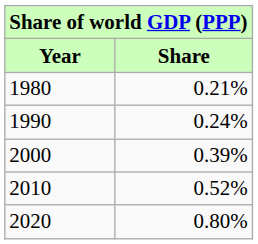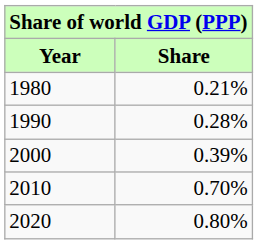(221, 121) 0.24% -> (221, 121) 0.28%
(221, 188) 0.52% -> (221, 188) 0.70%
